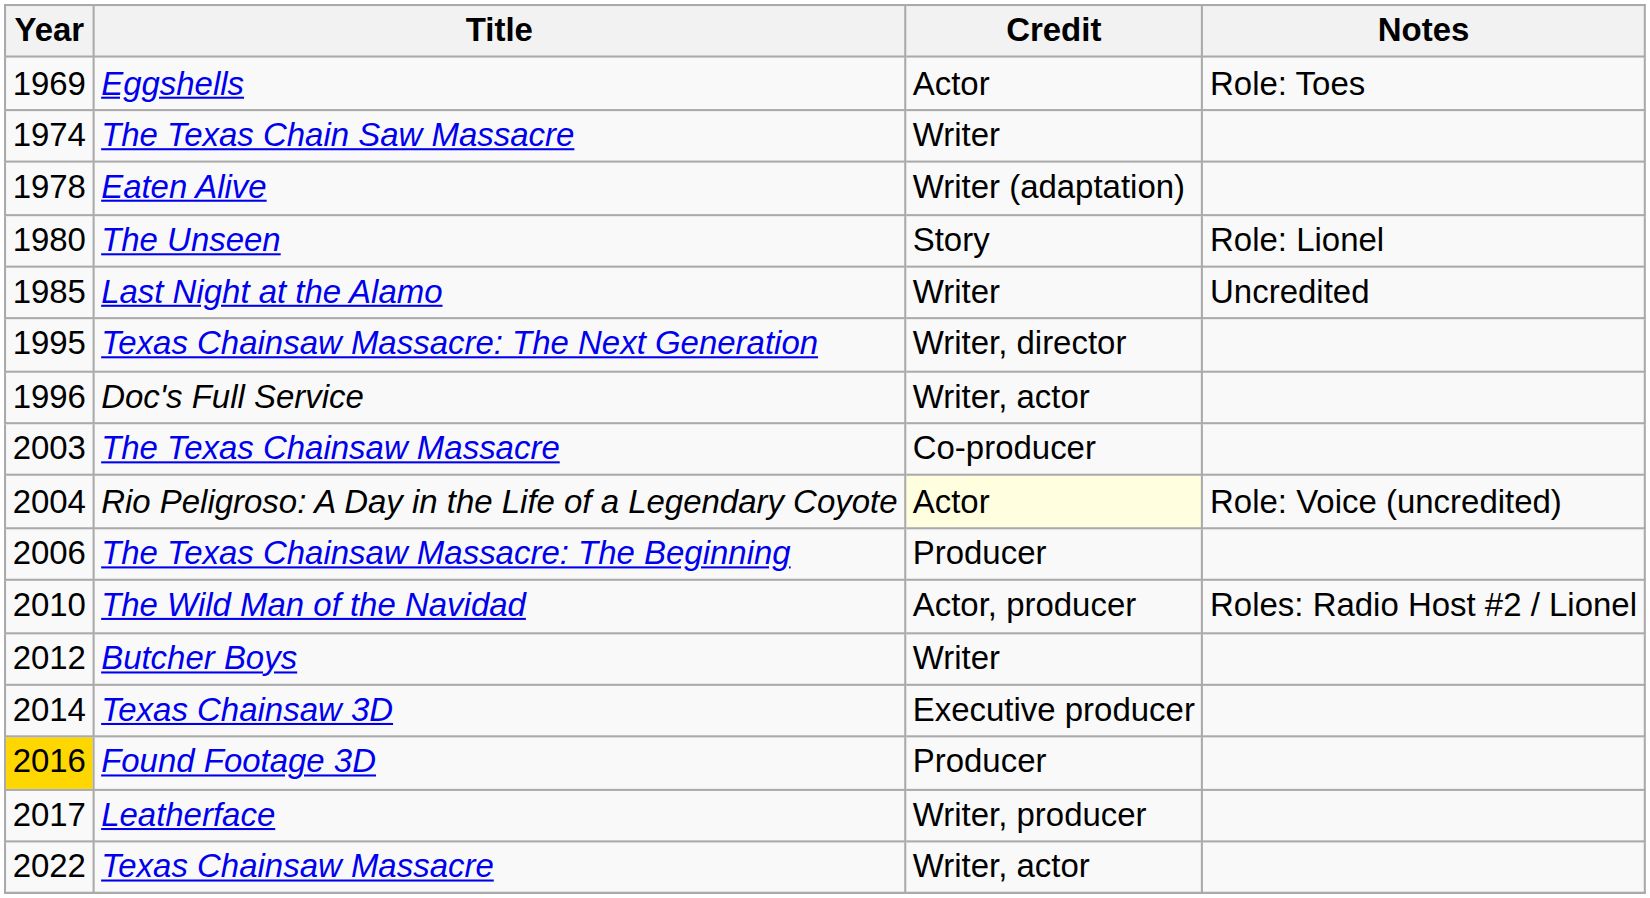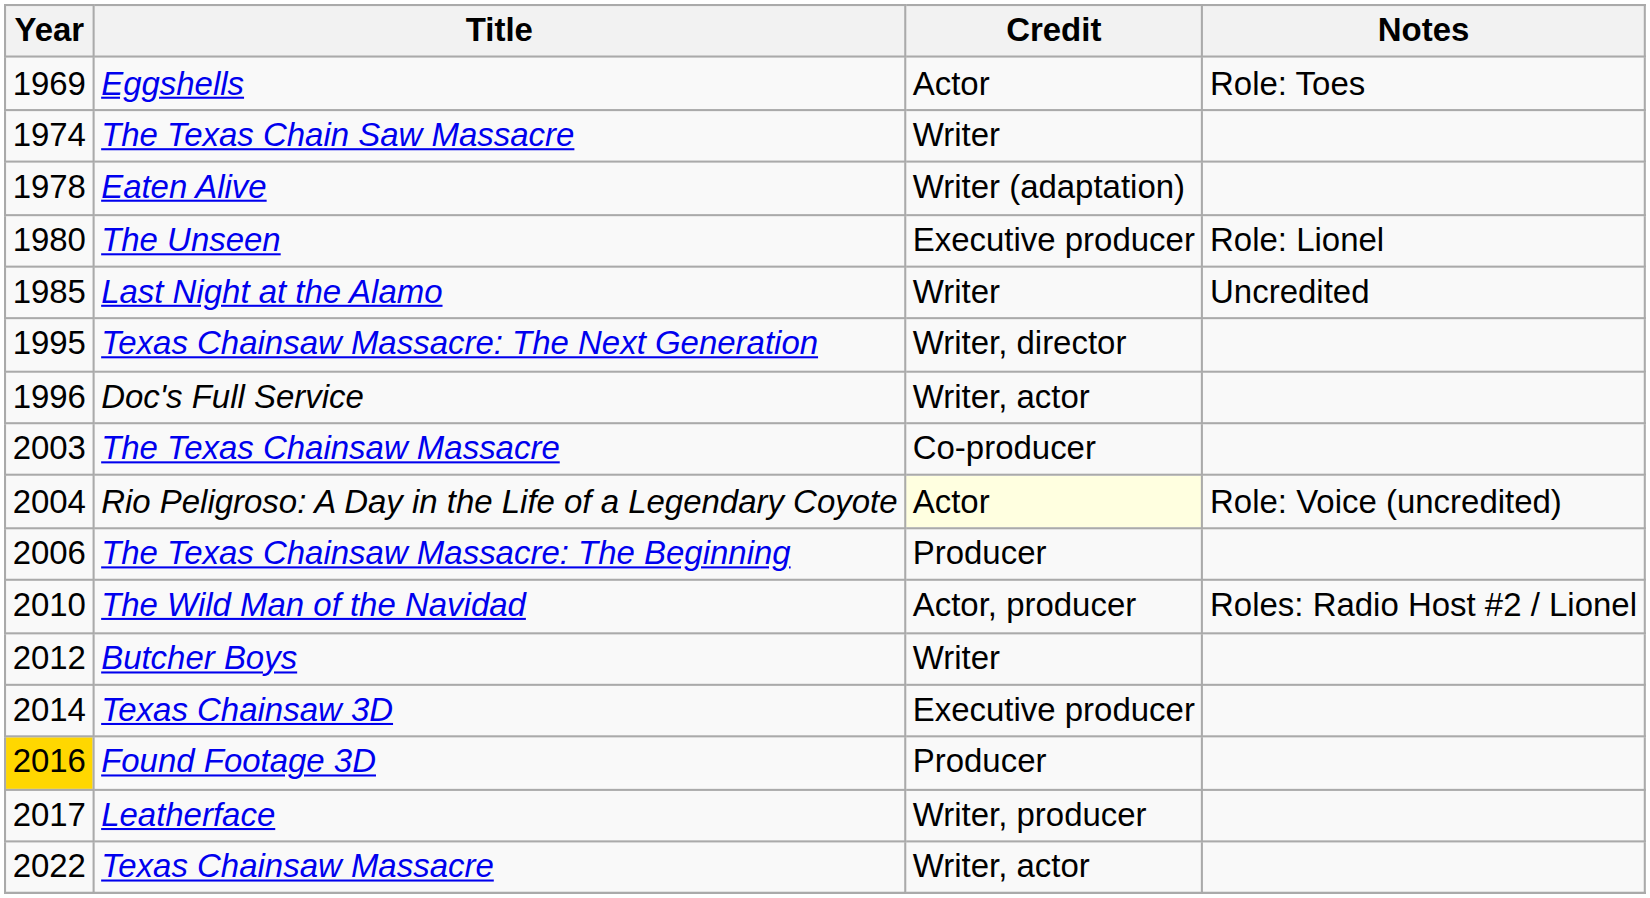(951, 239) Story -> (1054, 239) Executive producer
